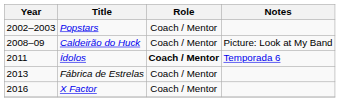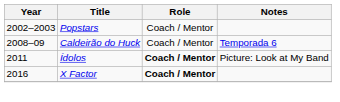(278, 43) Picture: Look at My Band -> (248, 43) Temporada 6
(252, 58) Temporada 6 -> (274, 58) Picture: Look at My Band
- row: (102, 74)
(184, 89) normal -> (180, 74) bold
